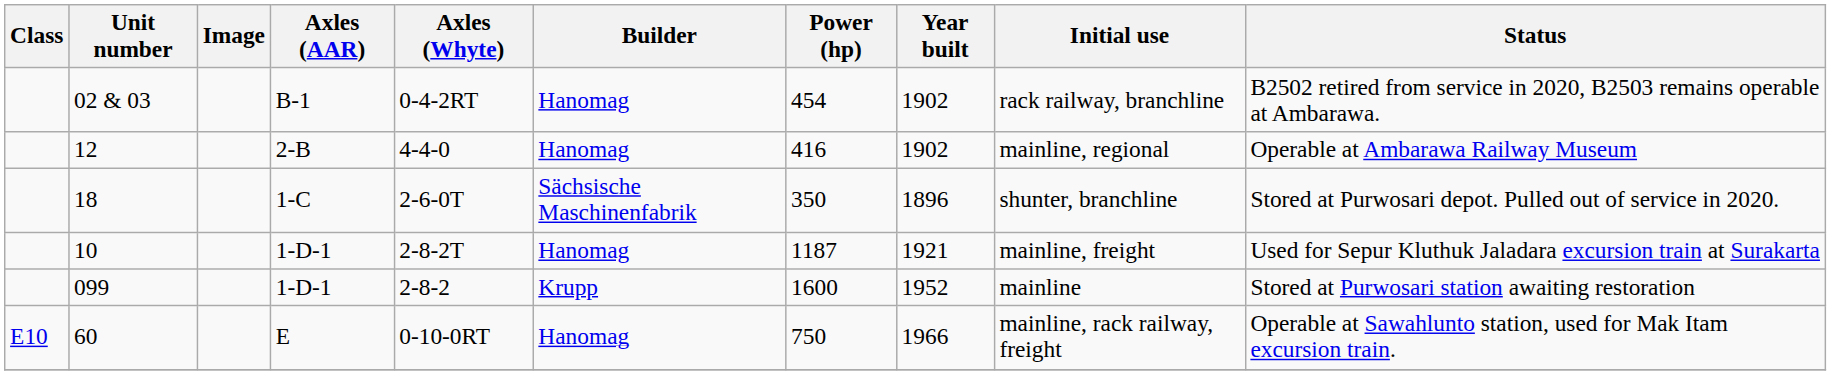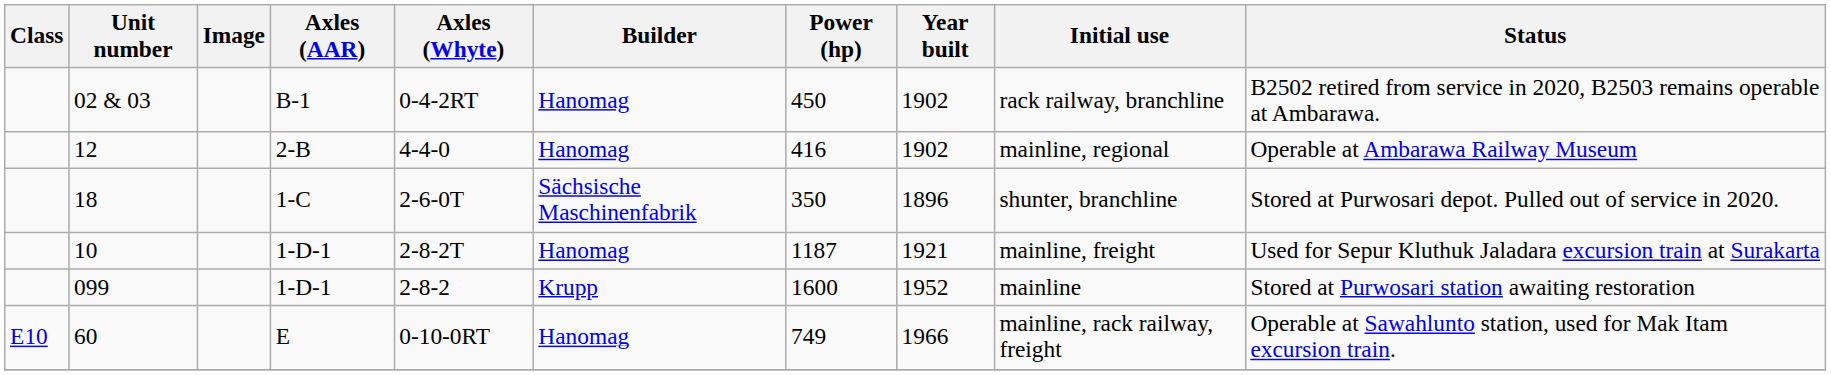(809, 99) 454 -> (809, 99) 450
(809, 337) 750 -> (809, 337) 749
